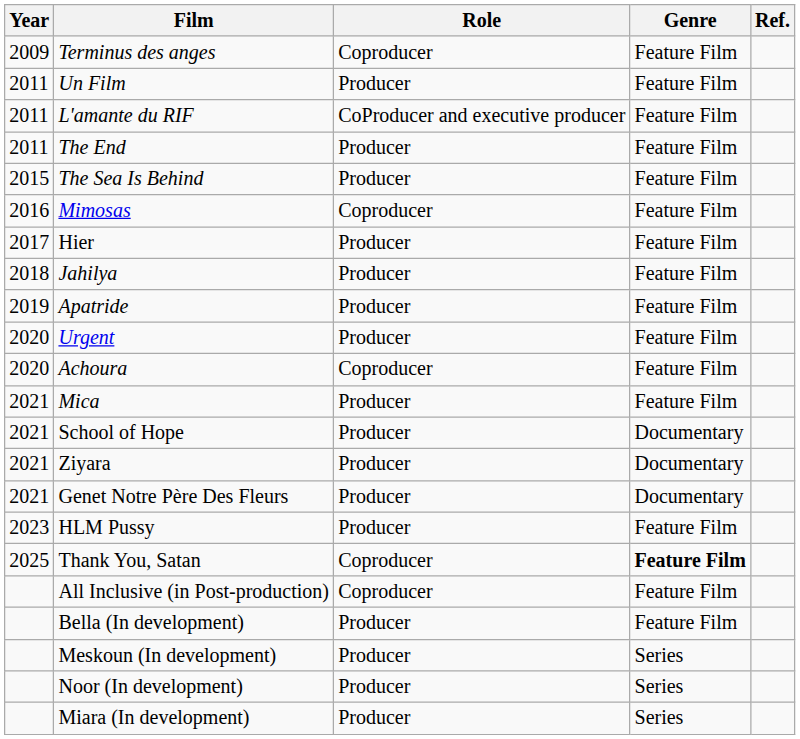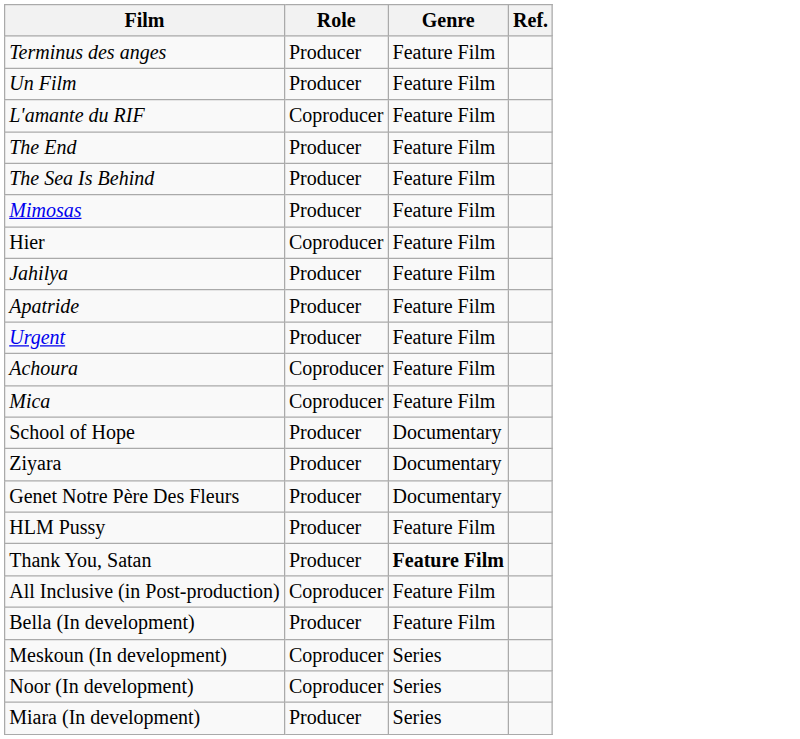- column: (29, 20)
(385, 52) Coproducer -> (325, 52) Producer
(482, 115) CoProducer and executive producer -> (336, 115) Coproducer
(385, 210) Coproducer -> (325, 210) Producer
(374, 242) Producer -> (336, 242) Coproducer
(374, 400) Producer -> (336, 400) Coproducer
(385, 559) Coproducer -> (325, 559) Producer
(374, 654) Producer -> (336, 654) Coproducer
(374, 686) Producer -> (336, 686) Coproducer
